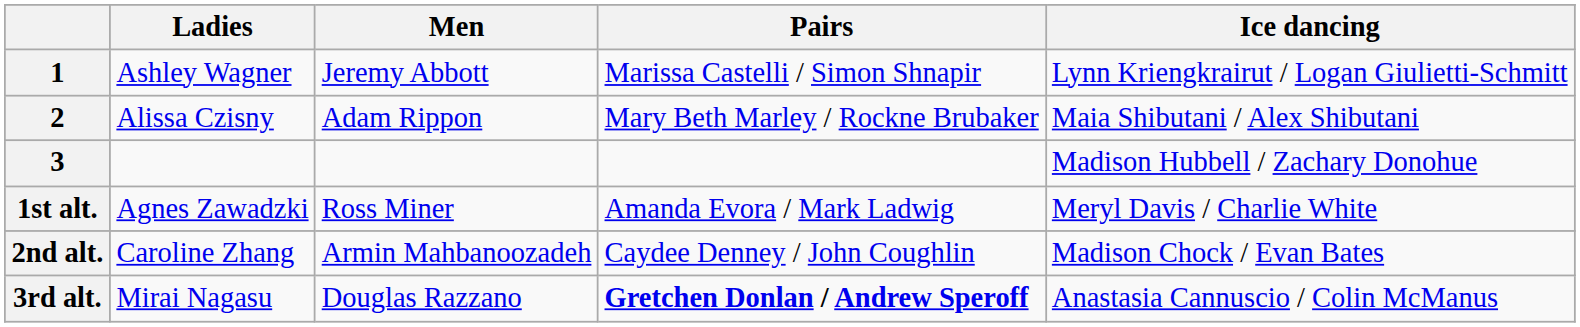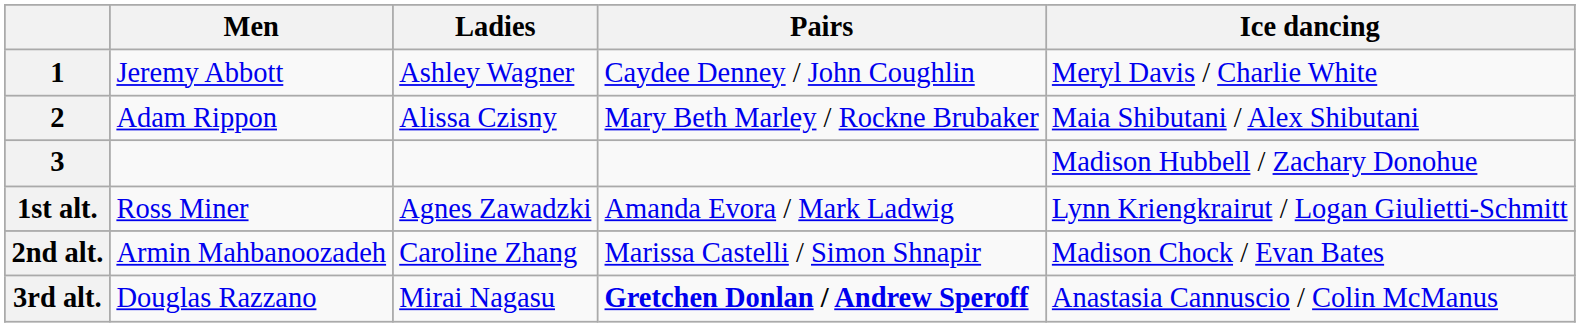columns swapped: (457, 27) <-> (212, 27)
(793, 72) Marissa Castelli / Simon Shnapir -> (790, 72) Caydee Denney / John Coughlin
(1310, 72) Lynn Kriengkrairut / Logan Giulietti-Schmitt -> (1215, 72) Meryl Davis / Charlie White
(1215, 207) Meryl Davis / Charlie White -> (1310, 207) Lynn Kriengkrairut / Logan Giulietti-Schmitt
(790, 252) Caydee Denney / John Coughlin -> (793, 252) Marissa Castelli / Simon Shnapir
